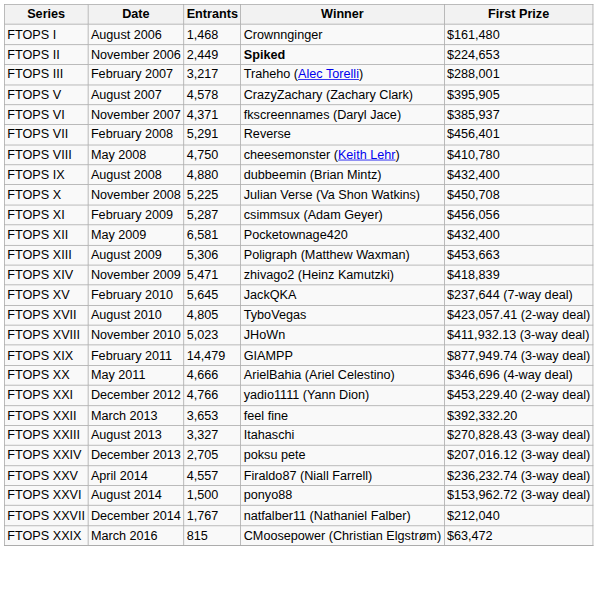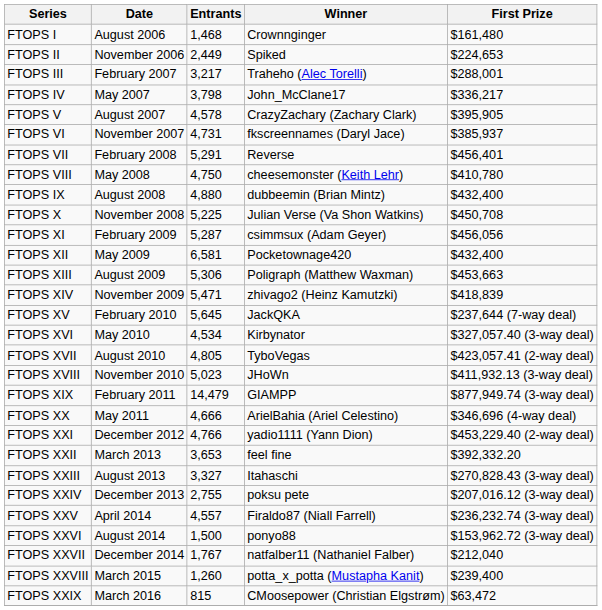(264, 54) bold -> (267, 54) normal
+ row: (36, 94)
(202, 114) 4,371 -> (206, 134) 4,731
+ row: (40, 335)
(202, 455) 2,705 -> (206, 495) 2,755
+ row: (48, 575)
